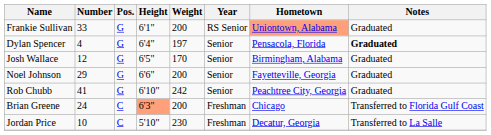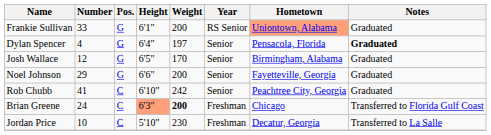(120, 91) G -> (120, 91) C
(179, 106) normal -> (179, 106) bold
